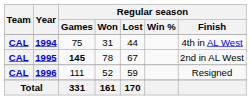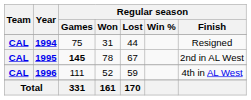(212, 42) 4th in AL West -> (212, 42) Resigned
(212, 73) Resigned -> (212, 73) 4th in AL West
